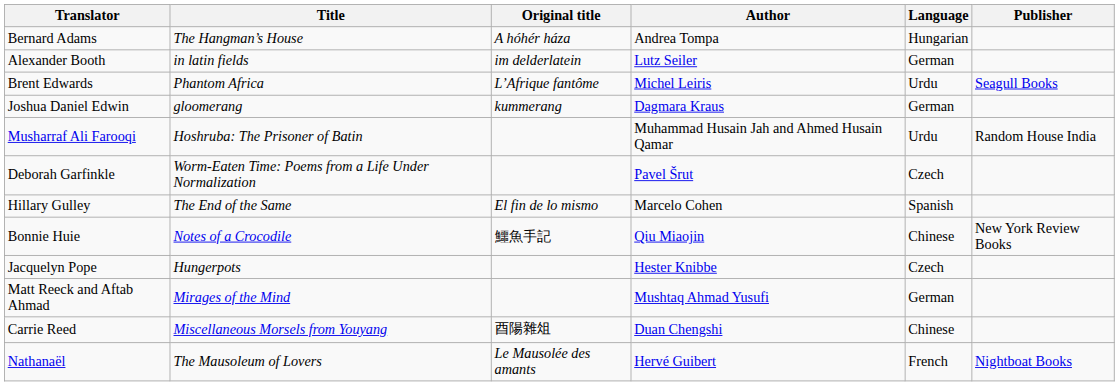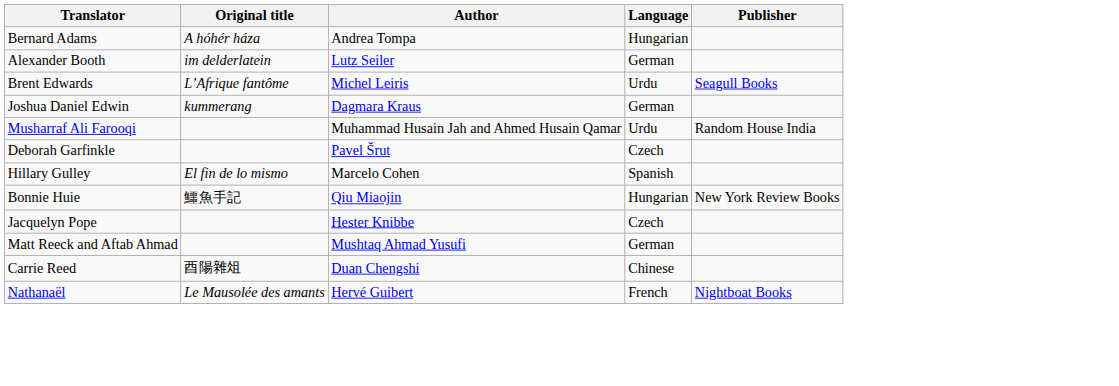- column: (331, 15)
(931, 236) Chinese -> (658, 197) Hungarian
